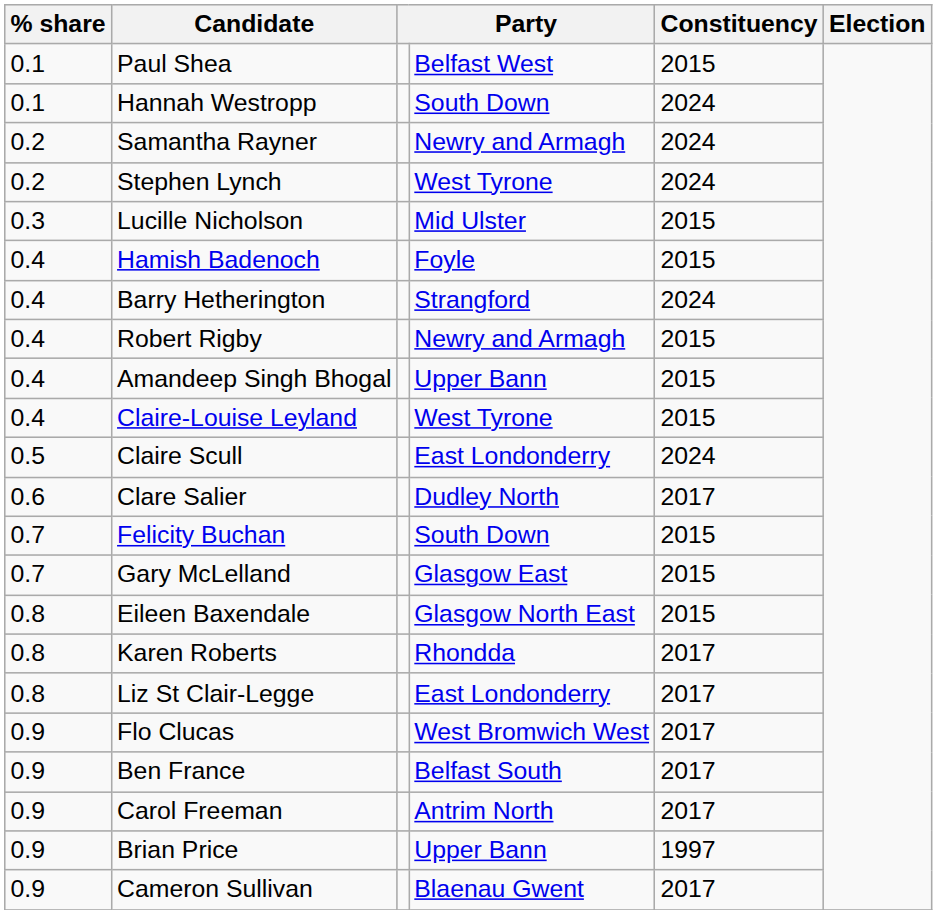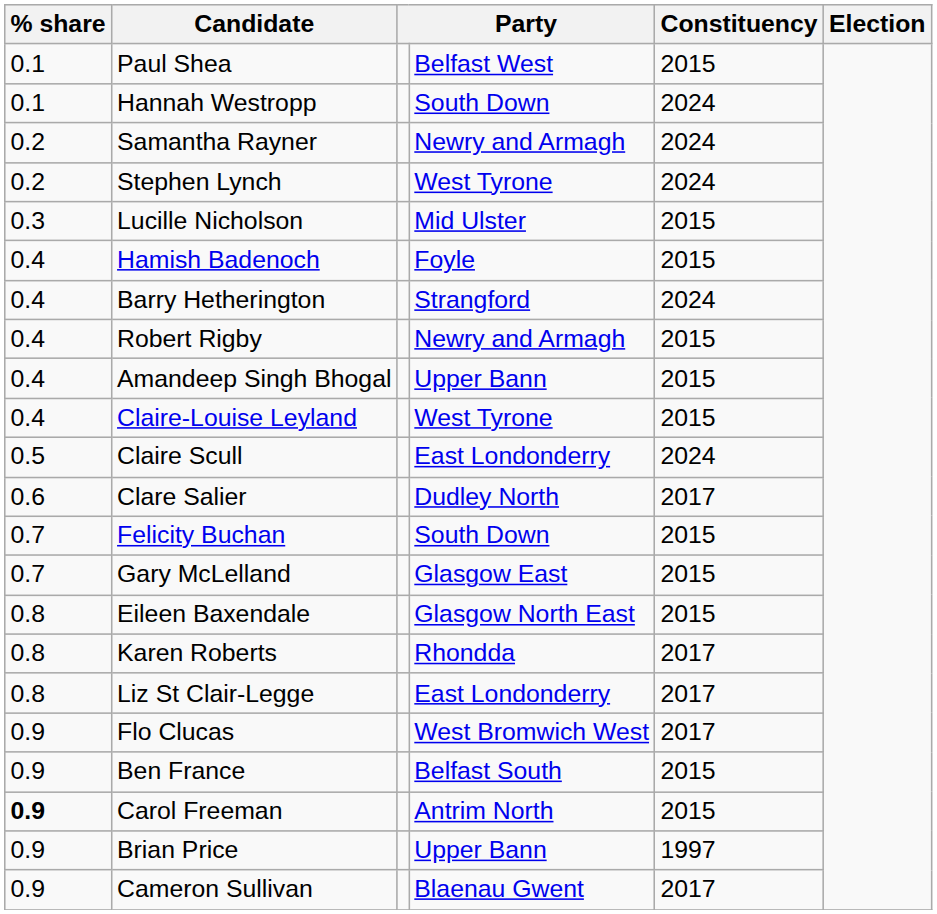(688, 771) 2017 -> (688, 771) 2015
(28, 810) normal -> (28, 810) bold
(688, 810) 2017 -> (688, 810) 2015
